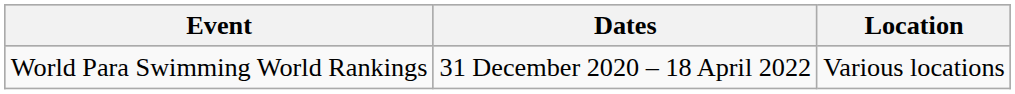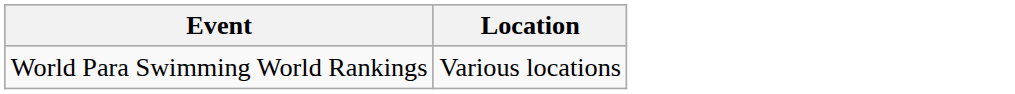- column: (625, 25)
